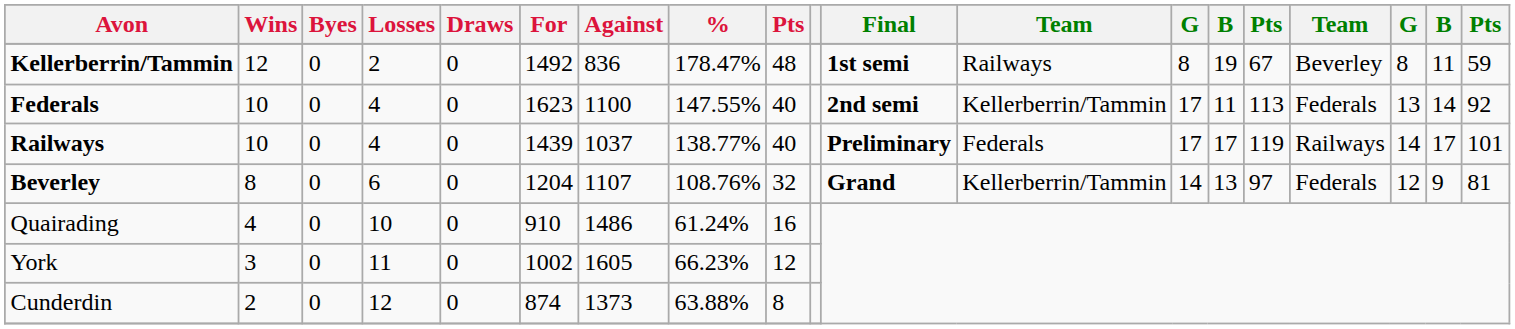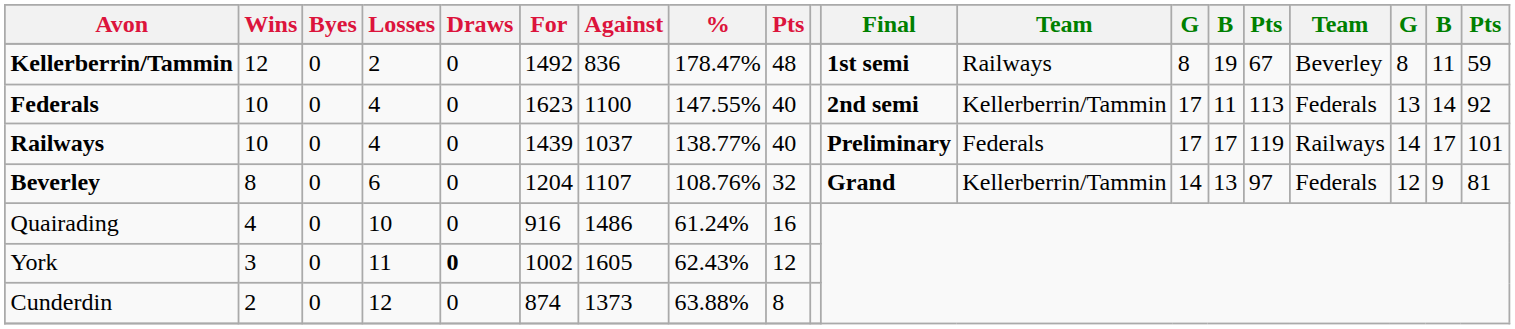(543, 222) 910 -> (543, 222) 916
(453, 262) normal -> (453, 262) bold
(712, 262) 66.23% -> (712, 262) 62.43%
